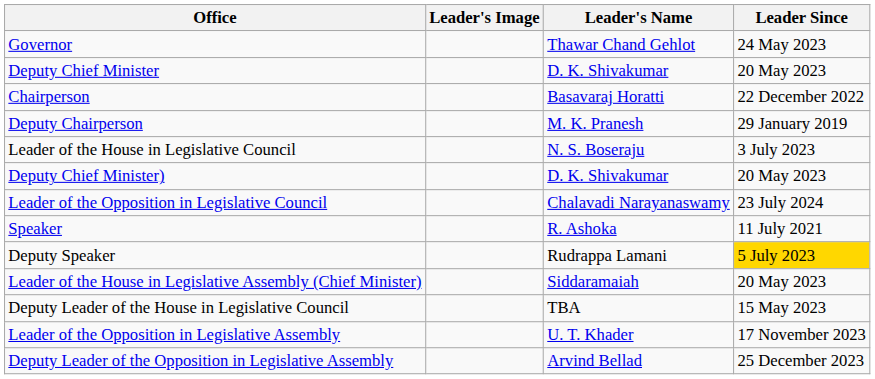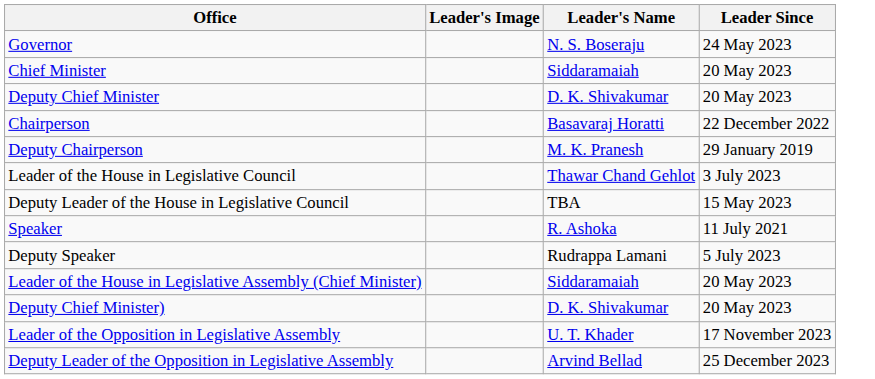(621, 44) Thawar Chand Gehlot -> (596, 44) N. S. Boseraju
+ row: (57, 70)
(596, 149) N. S. Boseraju -> (621, 176) Thawar Chand Gehlot
rows swapped: (179, 307) <-> (86, 176)
- row: (168, 202)
(776, 255) gold background -> (742, 255) no background
